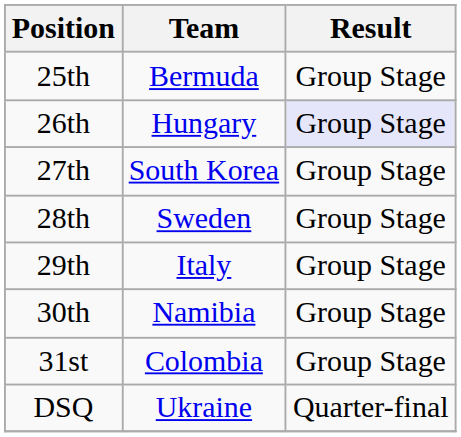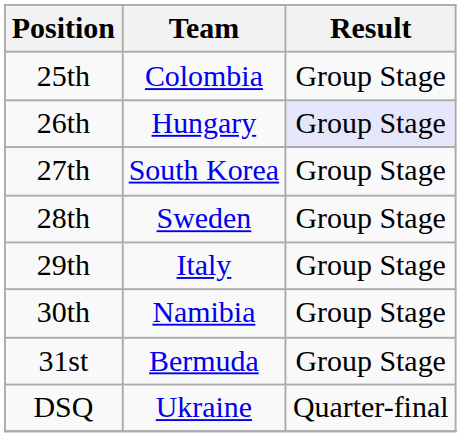(204, 75) Bermuda -> (204, 75) Colombia
(204, 360) Colombia -> (204, 360) Bermuda
